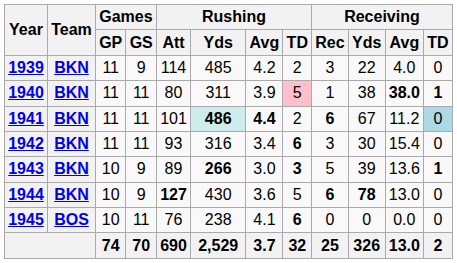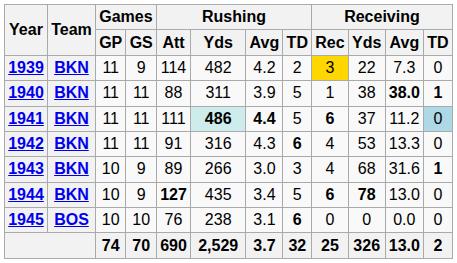(218, 67) 485 -> (218, 67) 482
(330, 67) no background -> (330, 67) gold background
(404, 67) 4.0 -> (404, 67) 7.3
(173, 93) 80 -> (173, 93) 88
(297, 93) pink background -> (297, 93) no background
(173, 118) 101 -> (173, 118) 111
(297, 118) 2 -> (297, 118) 5
(367, 118) 67 -> (367, 118) 37
(173, 144) 93 -> (173, 144) 91
(264, 144) 3.4 -> (264, 144) 4.3
(330, 144) 3 -> (330, 144) 4
(367, 144) 30 -> (367, 144) 53
(404, 144) 15.4 -> (404, 144) 13.3
(218, 169) bold -> (218, 169) normal
(297, 169) bold -> (297, 169) normal
(330, 169) 5 -> (330, 169) 4
(367, 169) 39 -> (367, 169) 68
(404, 169) 13.6 -> (404, 169) 31.6
(218, 194) 430 -> (218, 194) 435
(264, 194) 3.6 -> (264, 194) 3.4
(141, 220) 11 -> (141, 220) 10
(264, 220) 4.1 -> (264, 220) 3.1
